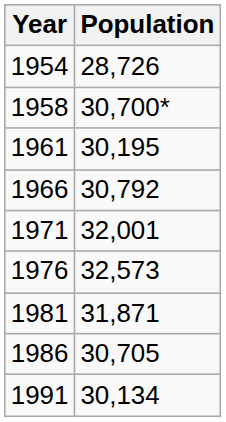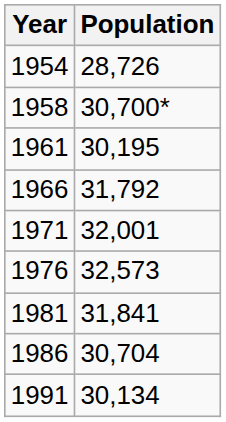(120, 189) 30,792 -> (120, 189) 31,792
(120, 312) 31,871 -> (120, 312) 31,841
(120, 353) 30,705 -> (120, 353) 30,704
